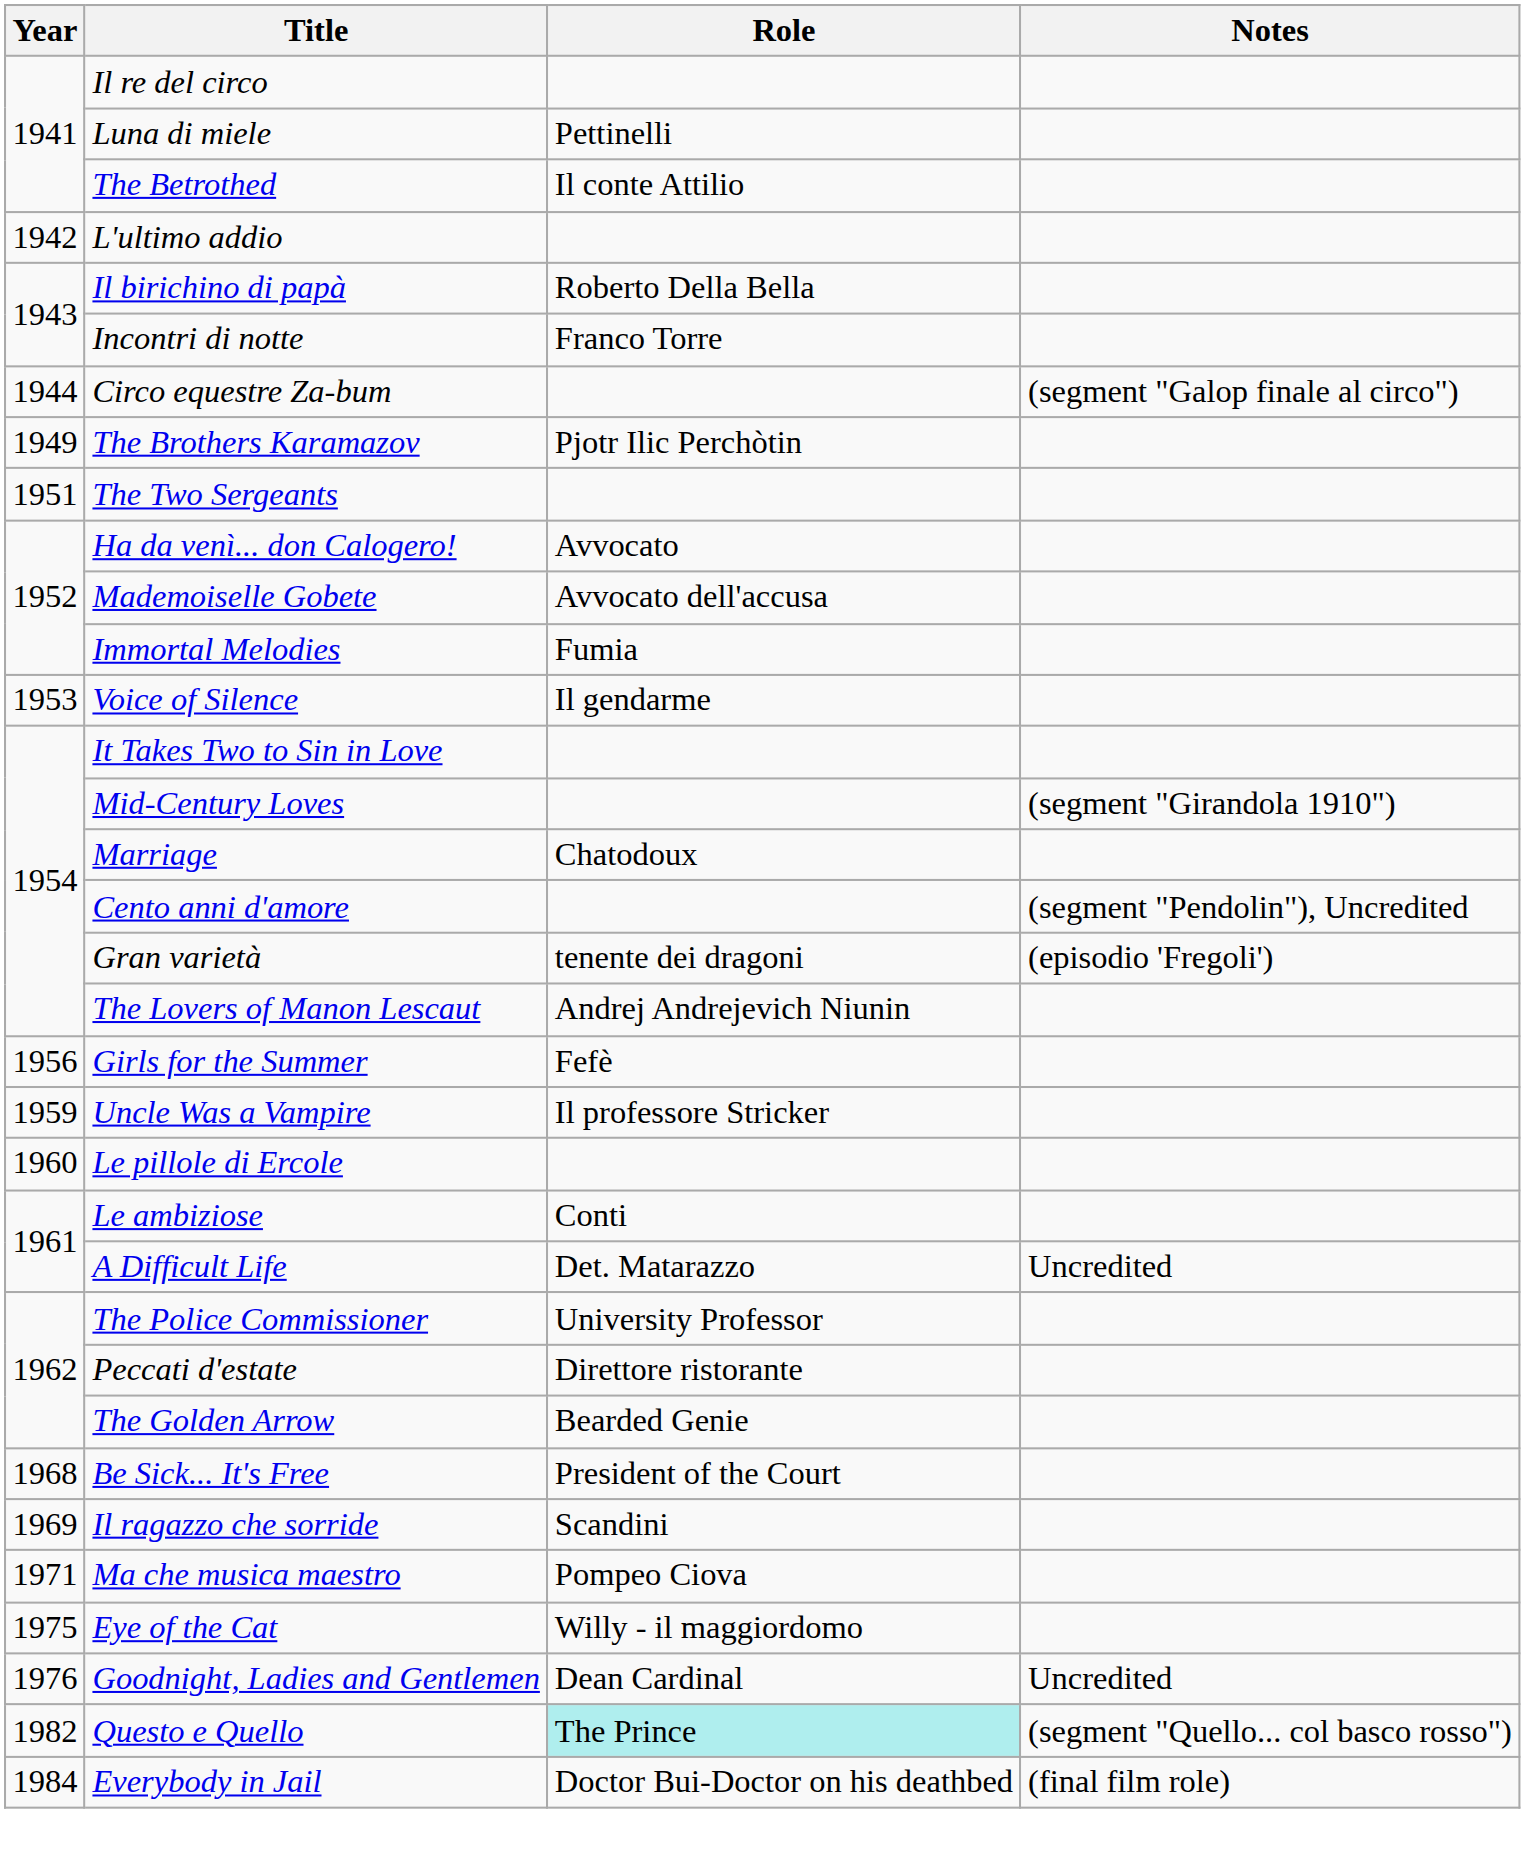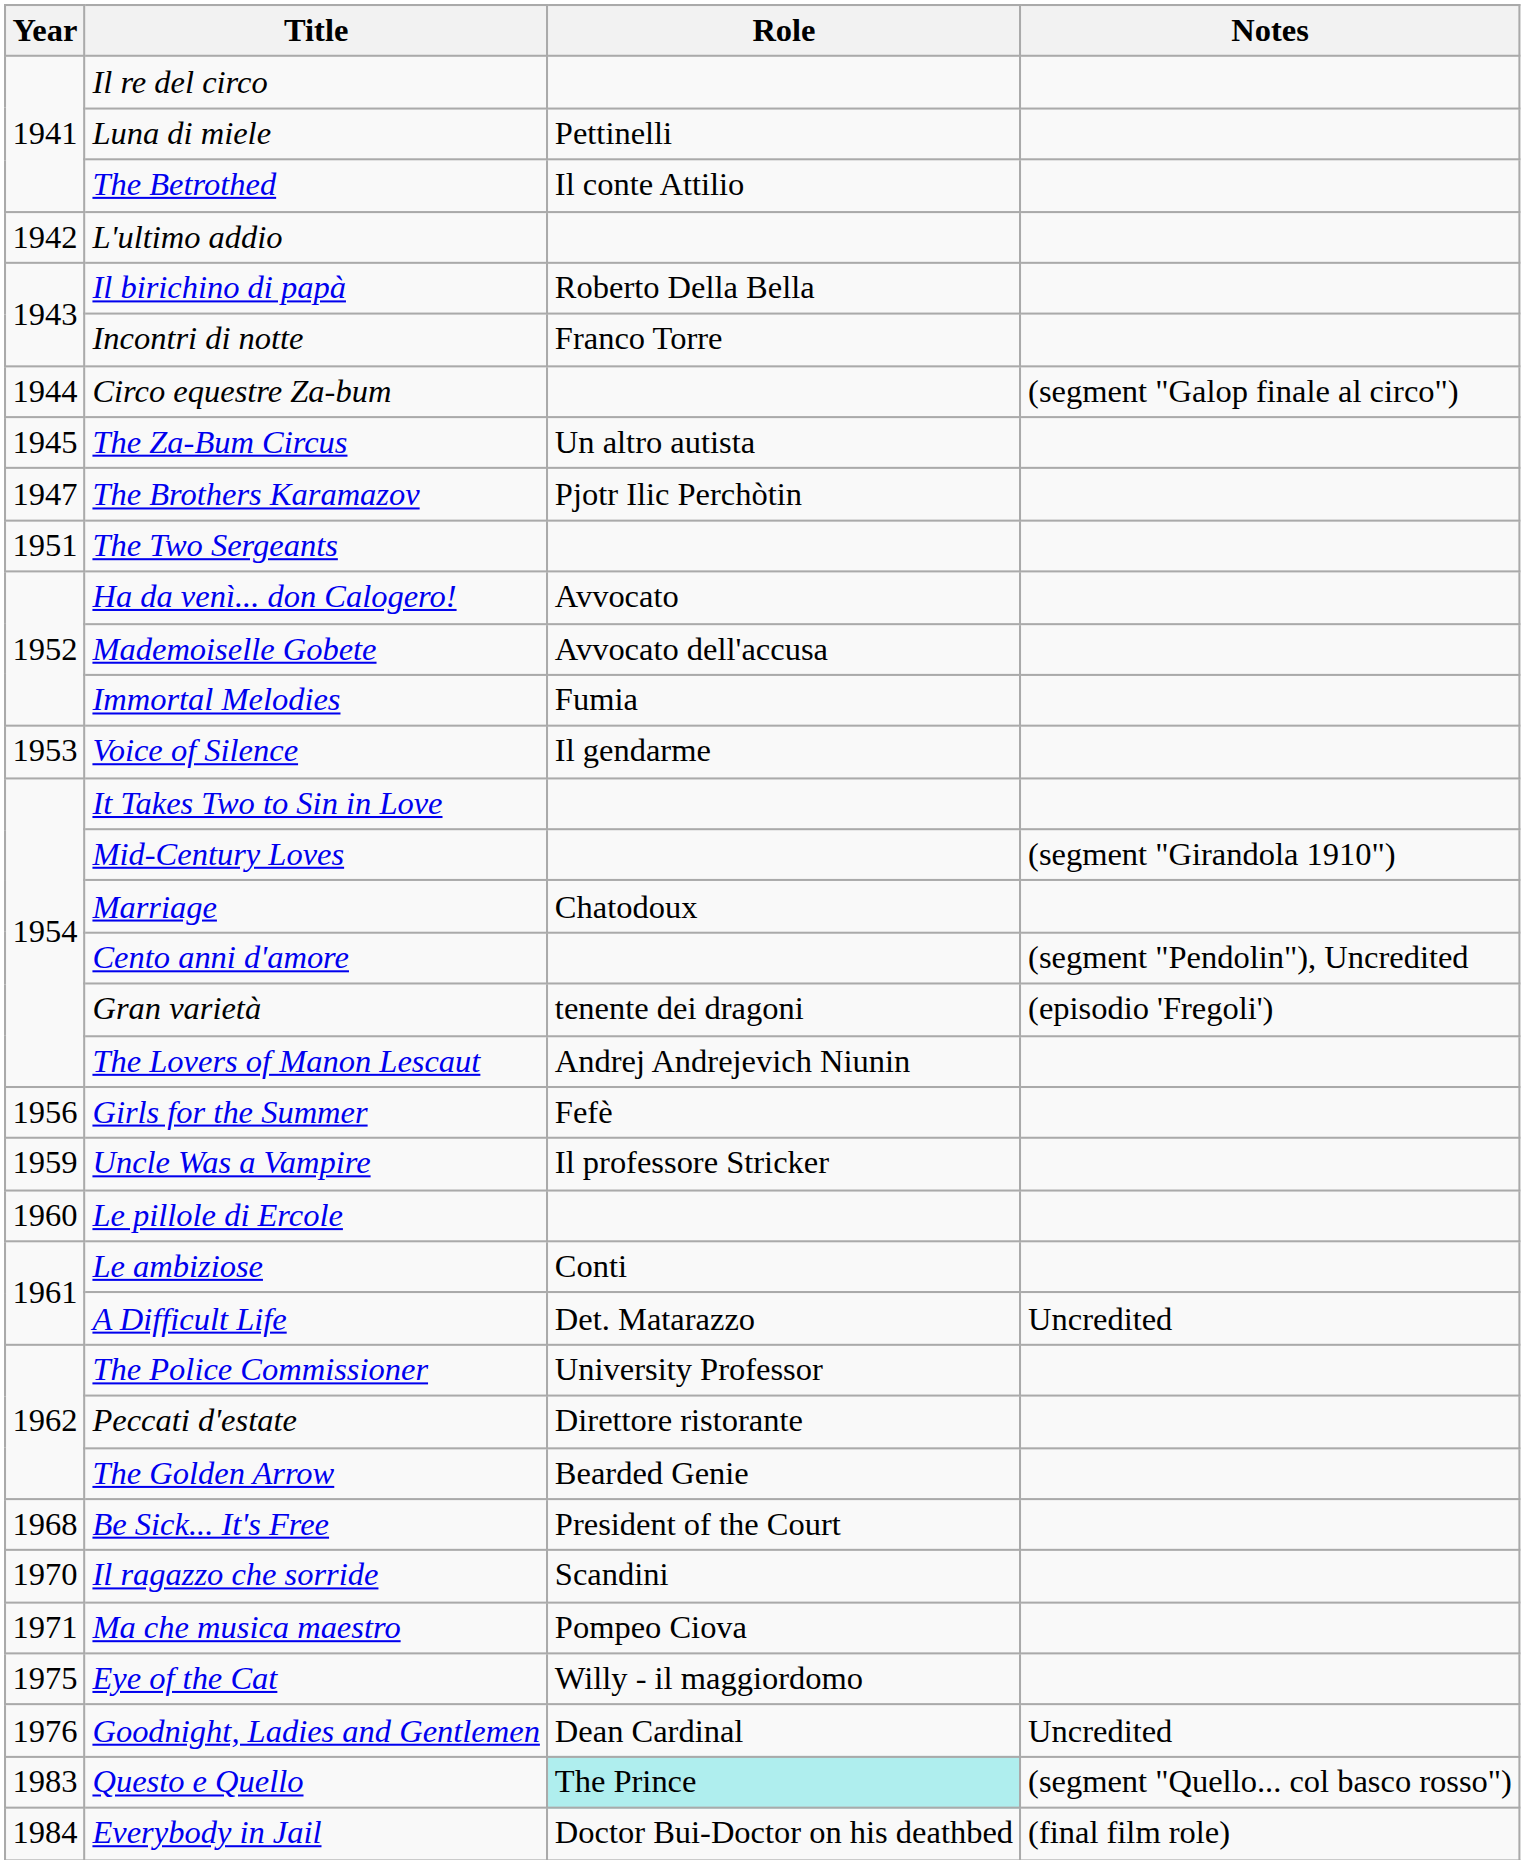+ row: (220, 442)
(45, 442) 1949 -> (45, 493) 1947
(45, 1524) 1969 -> (45, 1575) 1970
(45, 1730) 1982 -> (45, 1781) 1983
